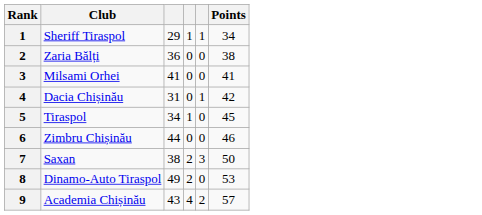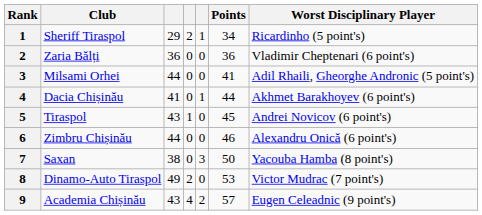+ column: (363, 14)
(190, 35) 1 -> (190, 35) 2
(228, 55) 38 -> (228, 55) 36
(174, 76) 41 -> (174, 76) 44
(174, 96) 31 -> (174, 96) 41
(228, 96) 42 -> (228, 96) 44
(174, 117) 34 -> (174, 117) 43
(190, 158) 2 -> (190, 158) 0
